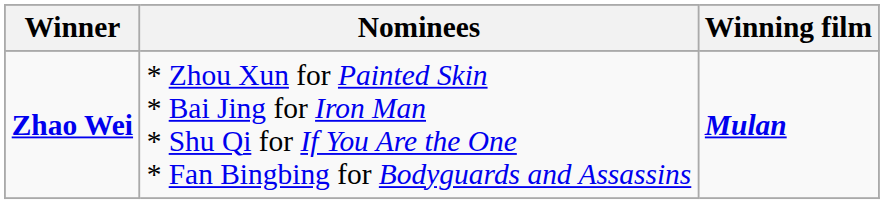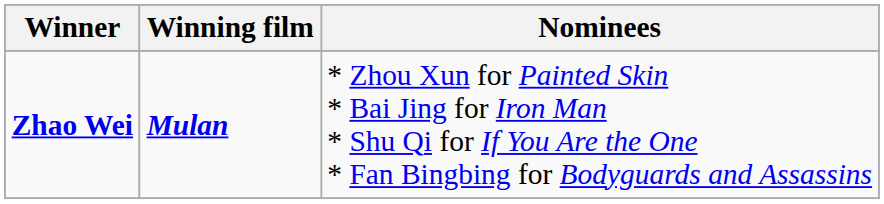columns swapped: (788, 27) <-> (419, 27)
